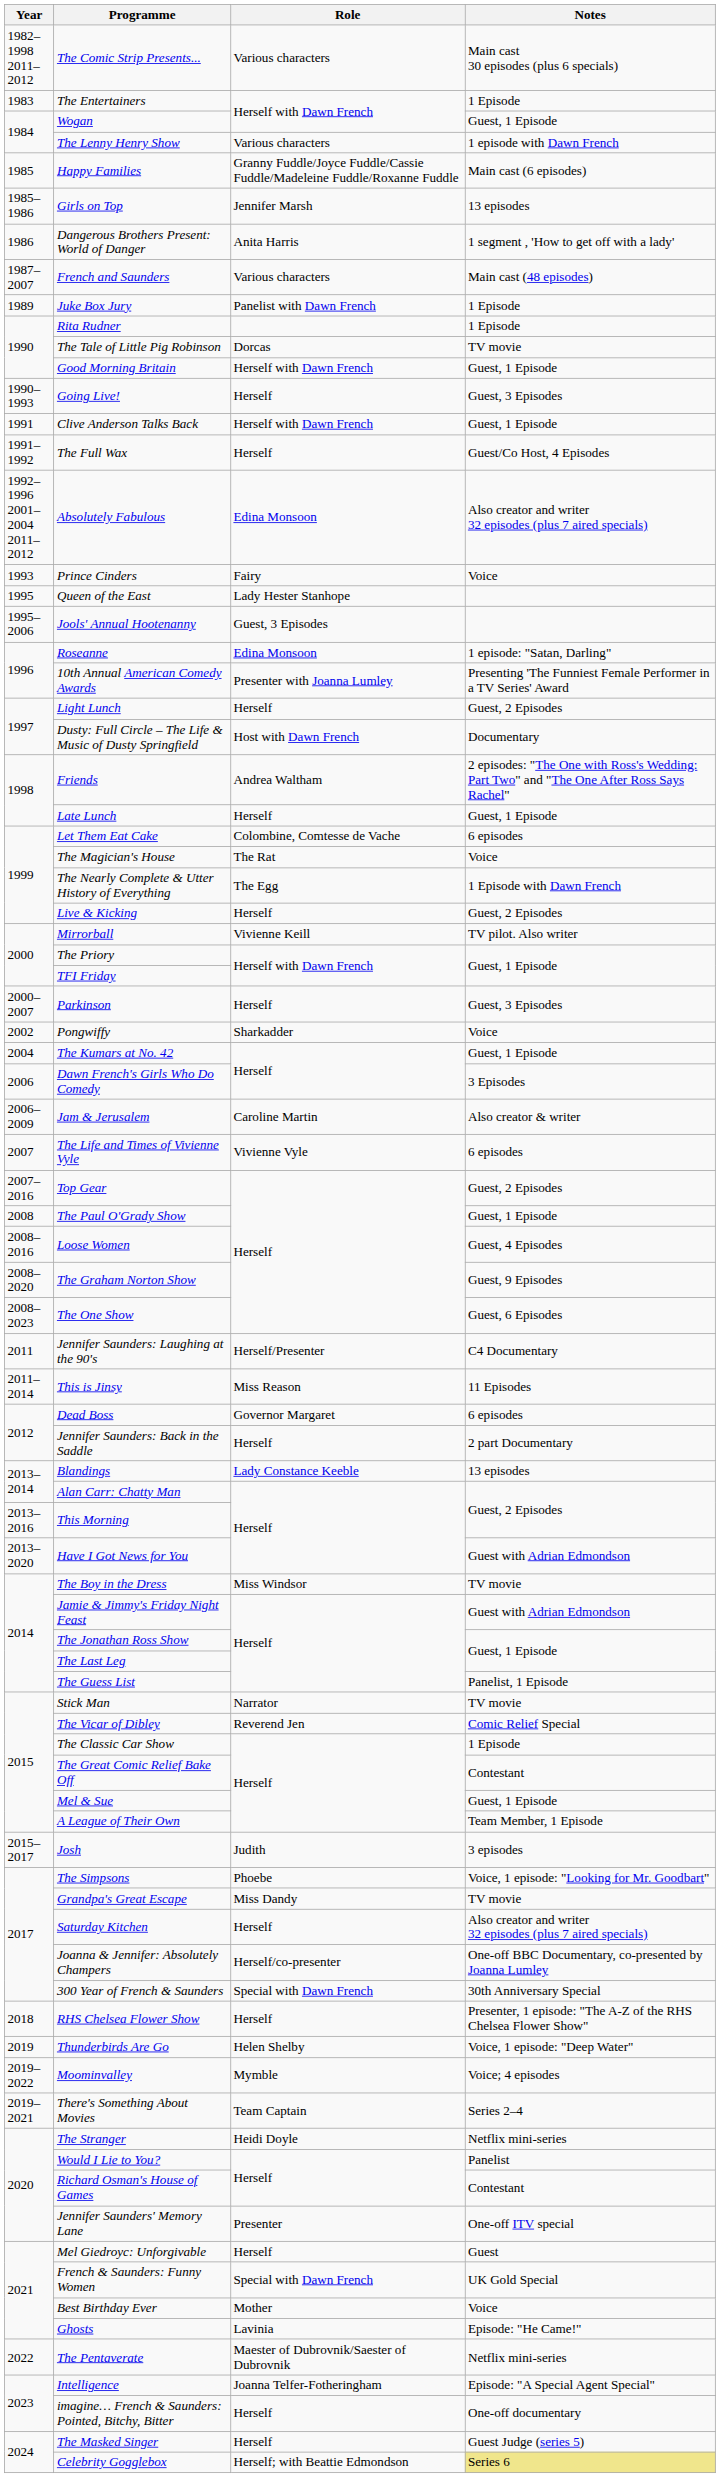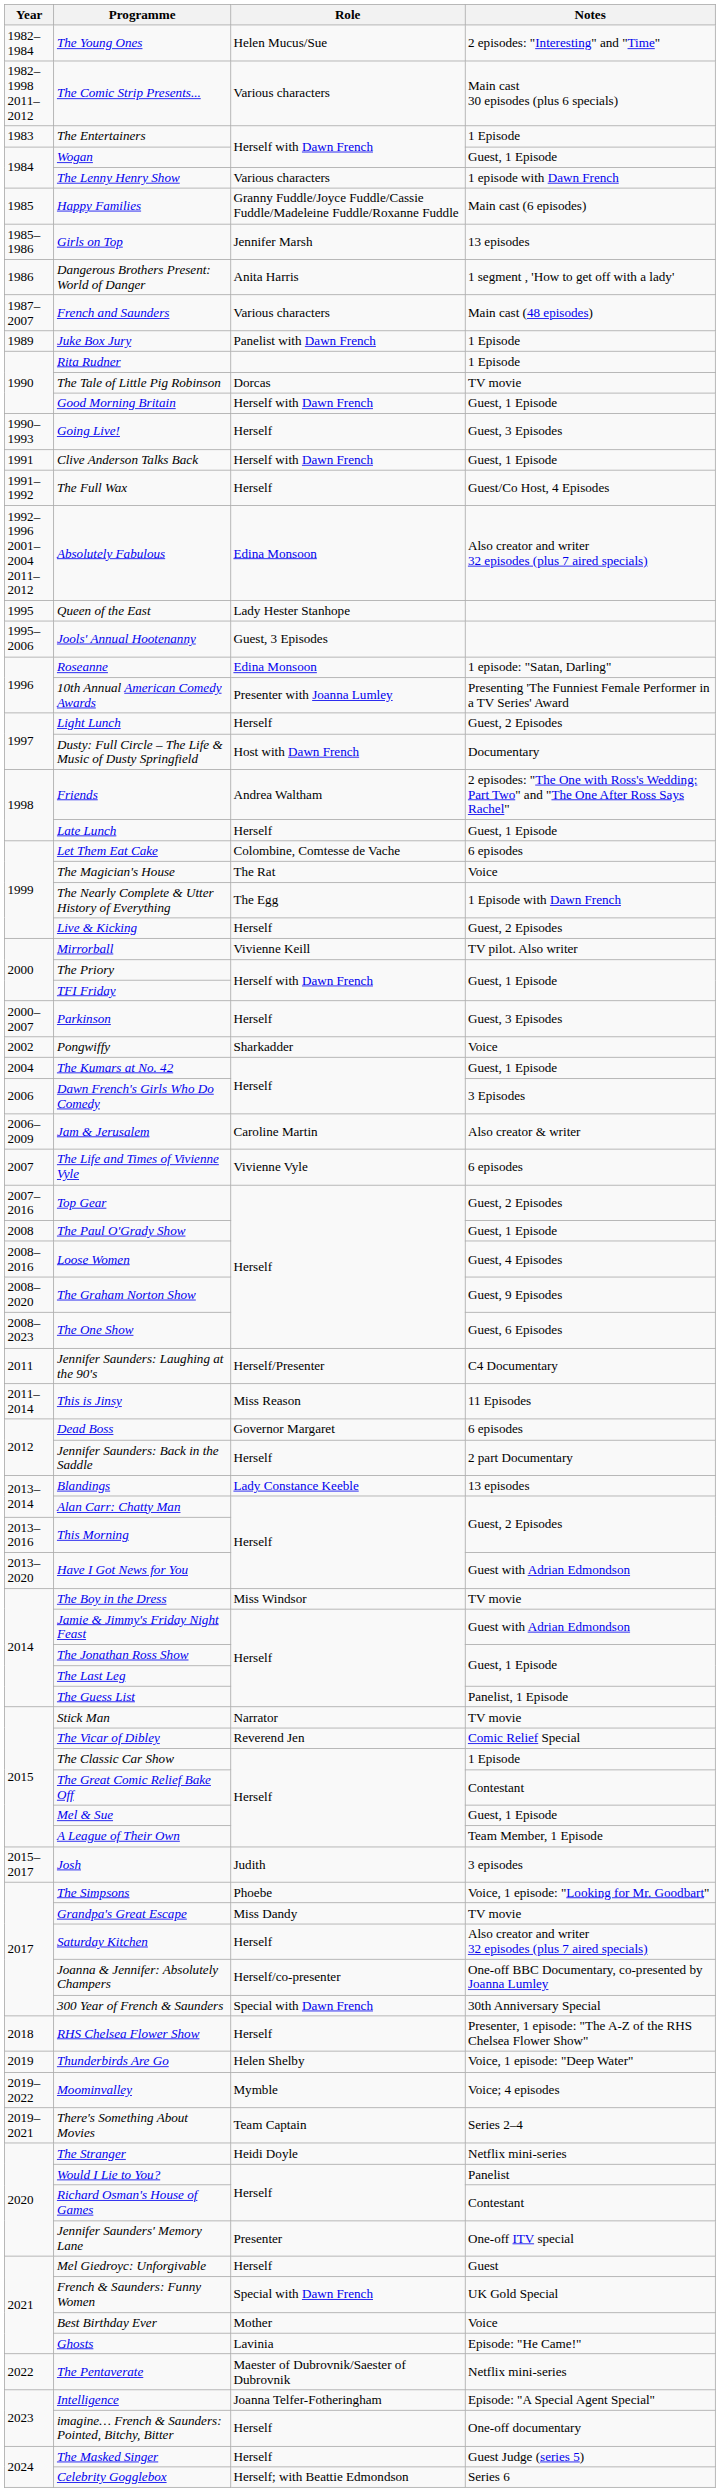+ row: (100, 43)
- row: (97, 575)
(489, 2462) khaki background -> (489, 2477) no background
